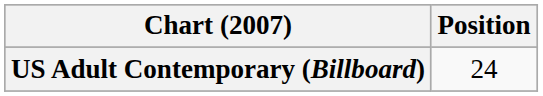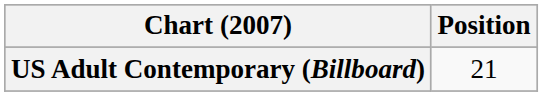(484, 68) 24 -> (484, 68) 21
